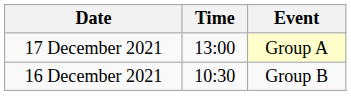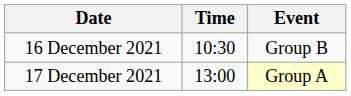rows swapped: (93, 76) <-> (93, 47)
